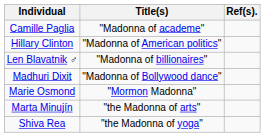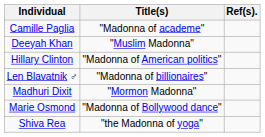+ row: (42, 44)
(152, 76) "Madonna of Bollywood dance" -> (152, 92) "Mormon Madonna"
(152, 92) "Mormon Madonna" -> (152, 108) "Madonna of Bollywood dance"
- row: (42, 108)
